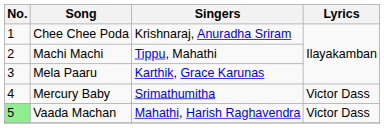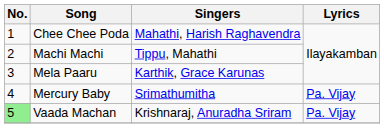(213, 34) Krishnaraj, Anuradha Sriram -> (218, 34) Mahathi, Harish Raghavendra
(338, 93) Victor Dass -> (331, 93) Pa. Vijay
(218, 113) Mahathi, Harish Raghavendra -> (213, 113) Krishnaraj, Anuradha Sriram
(338, 113) Victor Dass -> (331, 113) Pa. Vijay
